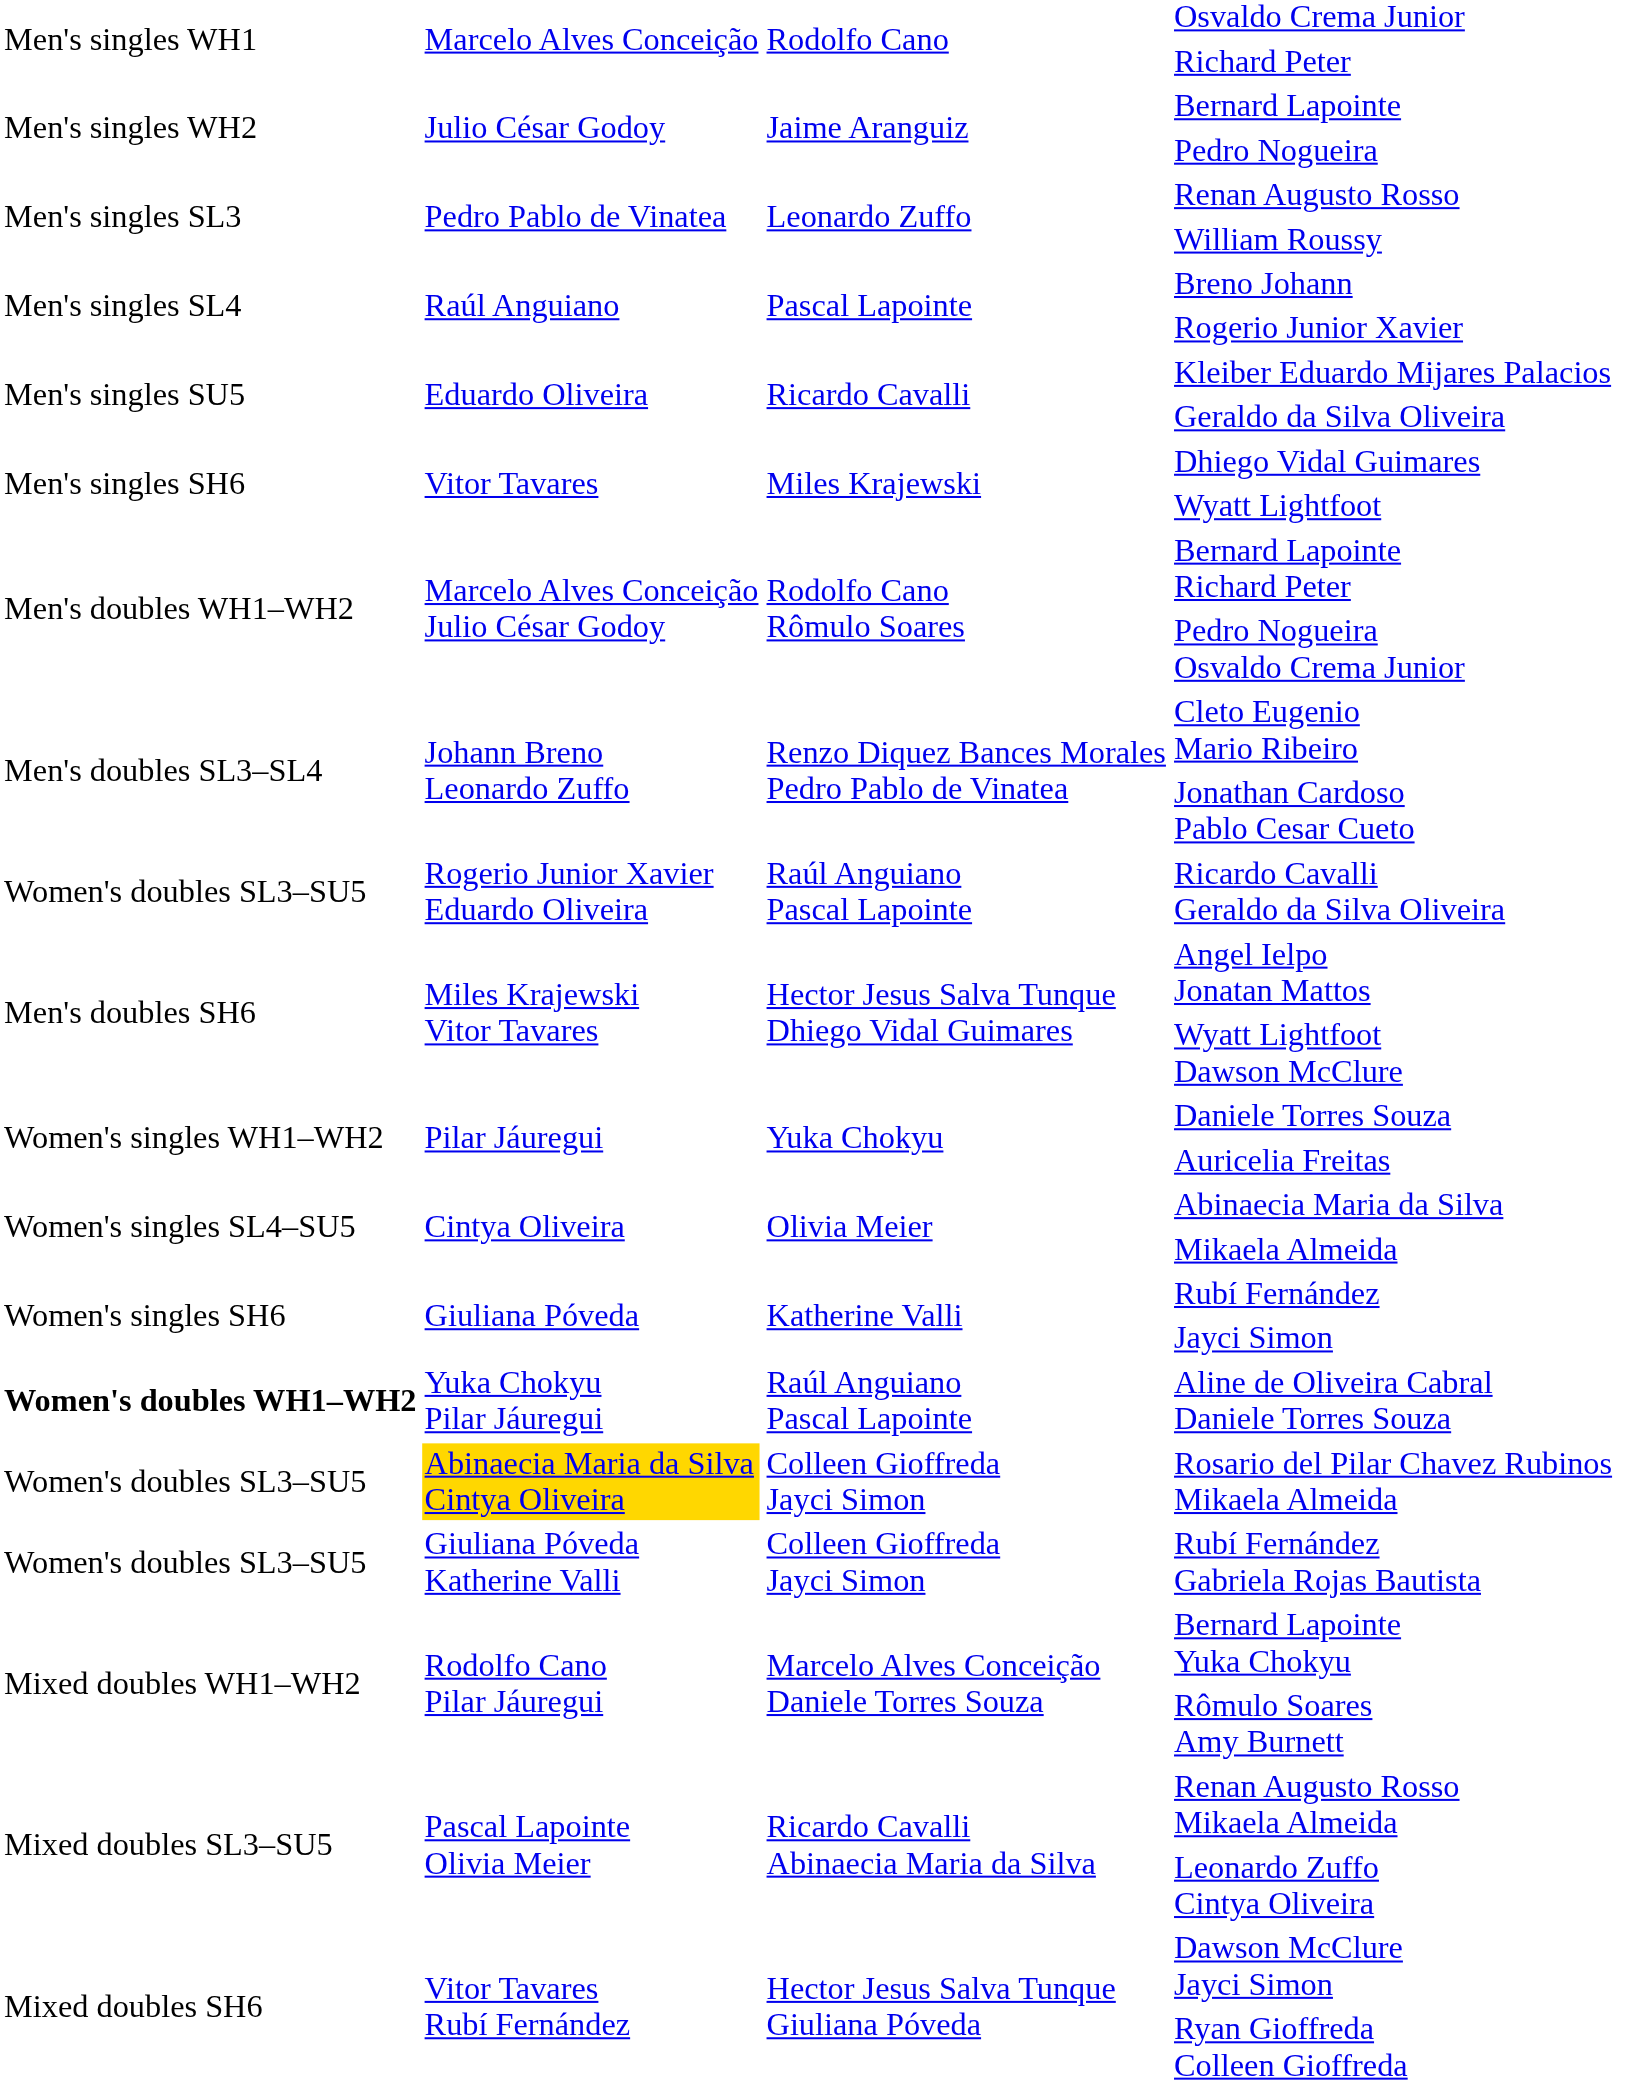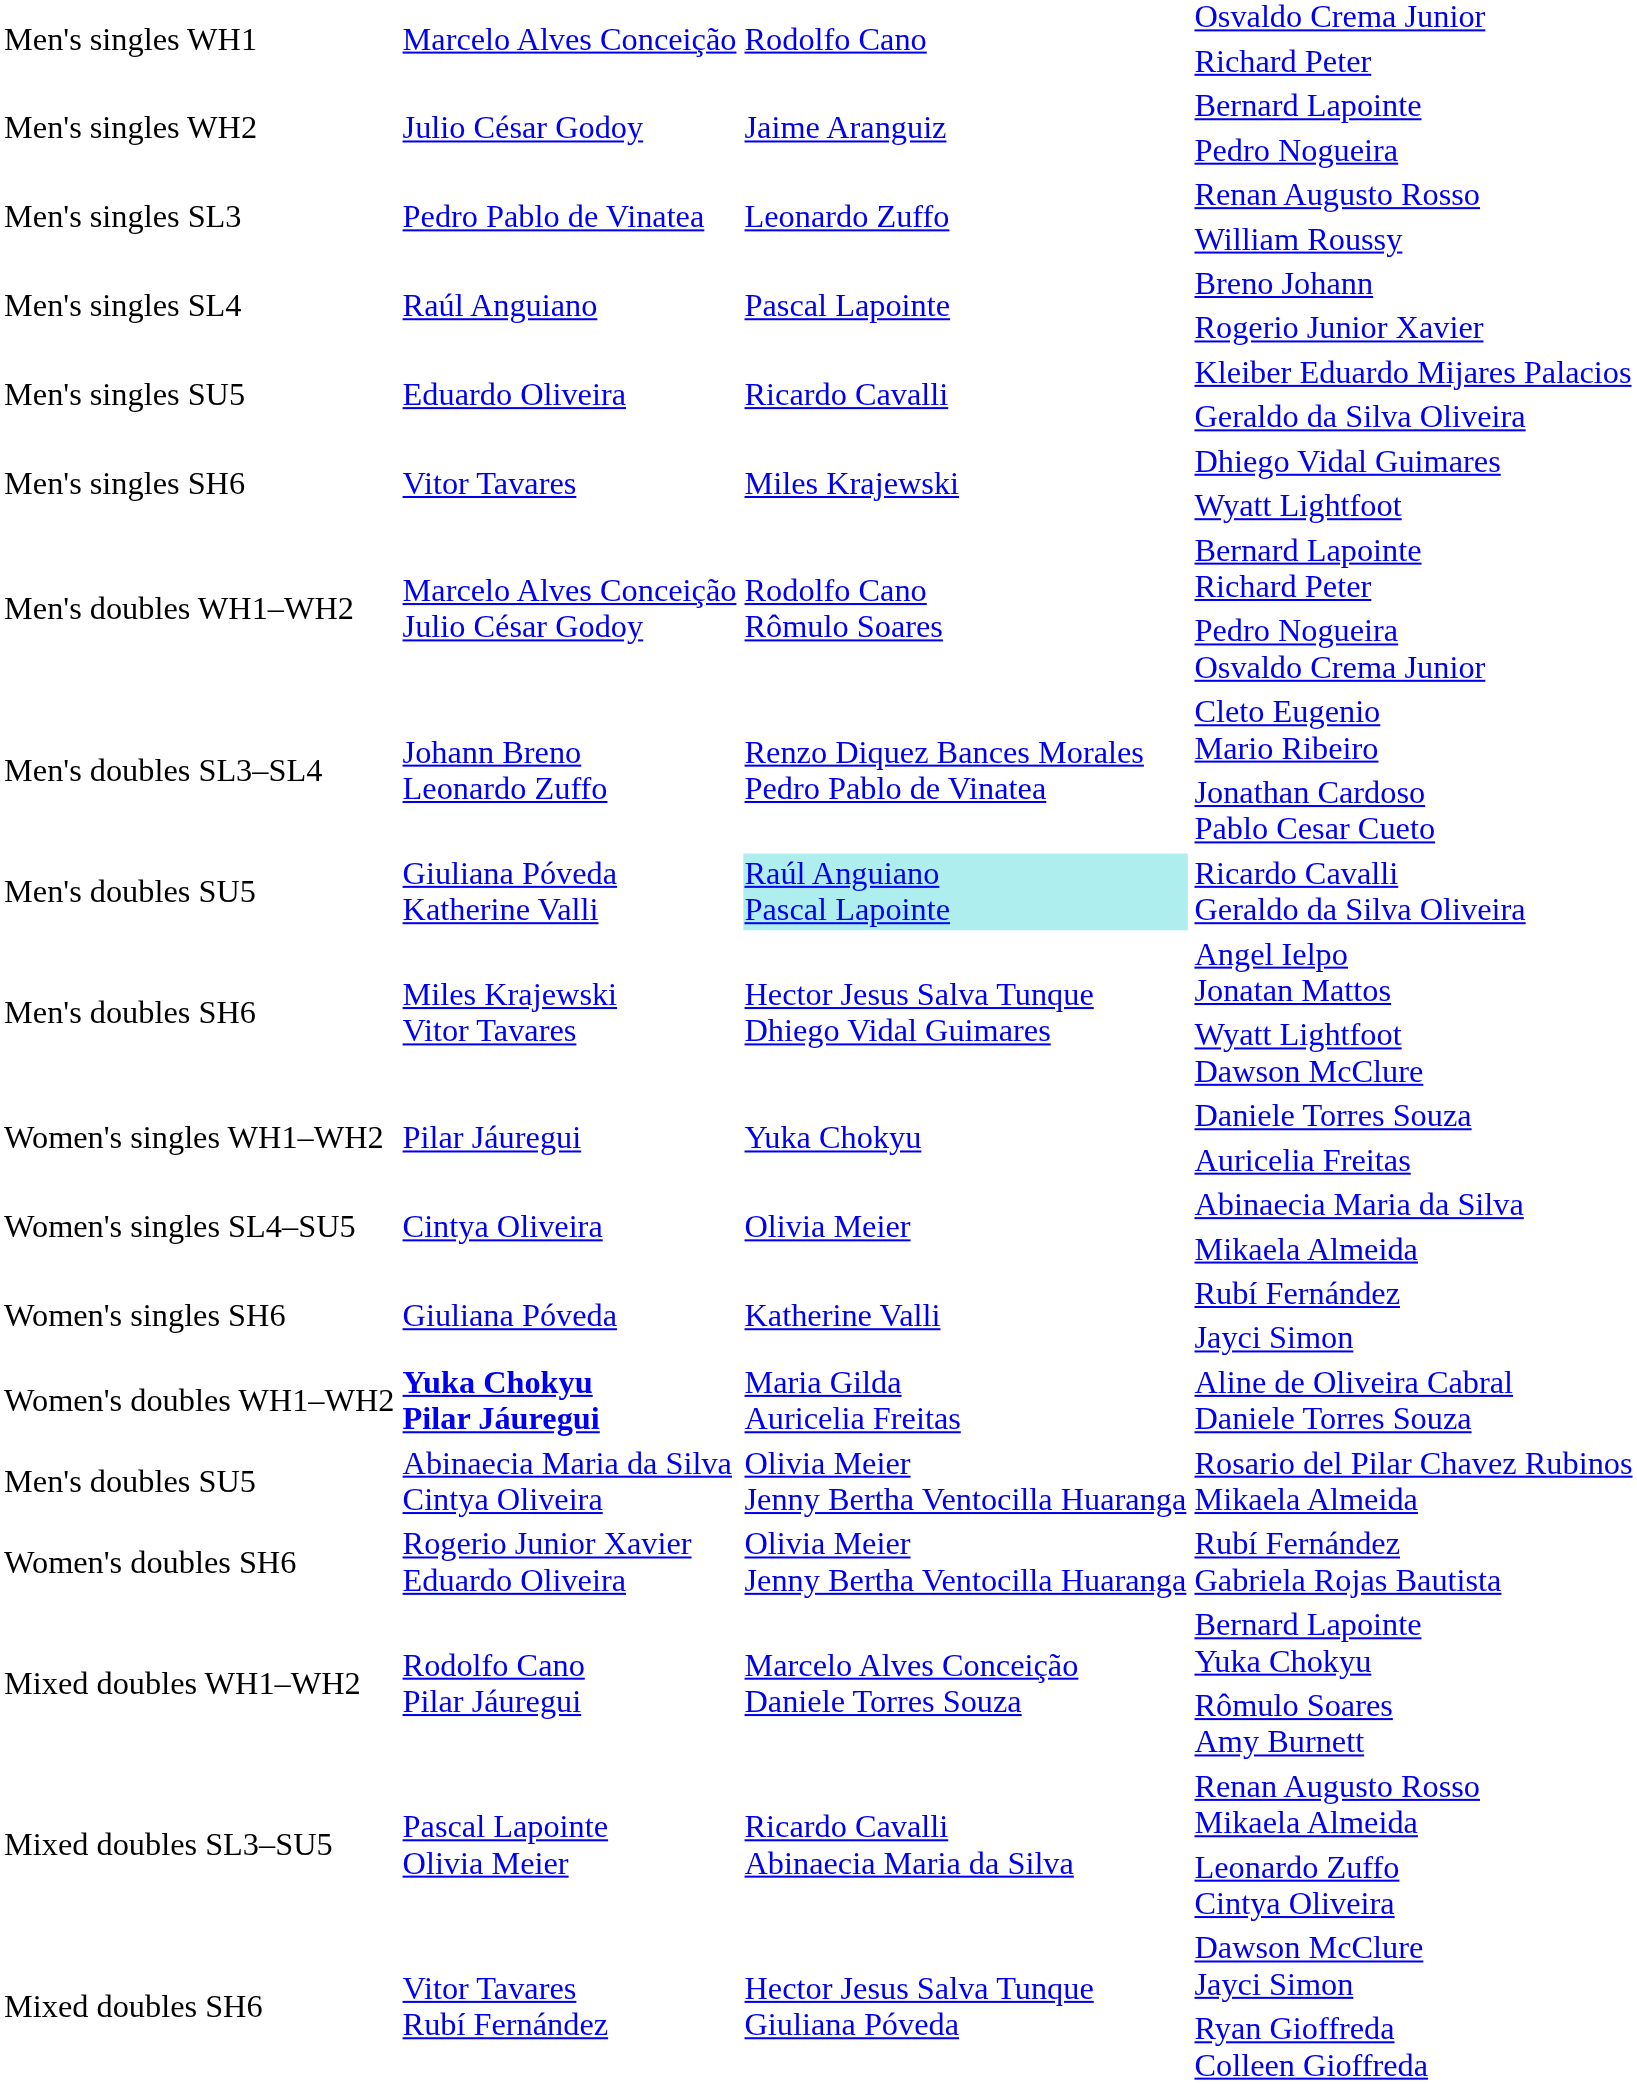(185, 891) Women's doubles SL3–SU5 -> (130, 891) Men's doubles SU5
(569, 891) Rogerio Junior Xavier Eduardo Oliveira -> (510, 891) Giuliana Póveda Katherine Valli
(869, 891) no background -> (847, 891) paleturquoise background
(210, 1400) bold -> (199, 1400) normal
(514, 1400) normal -> (501, 1400) bold
(869, 1400) Raúl Anguiano Pascal Lapointe -> (853, 1400) Maria Gilda Auricelia Freitas
(185, 1481) Women's doubles SL3–SU5 -> (130, 1481) Men's doubles SU5
(589, 1481) gold background -> (567, 1481) no background
(883, 1481) Colleen Gioffreda Jayci Simon -> (965, 1481) Olivia Meier Jenny Bertha Ventocilla Huaranga
(185, 1562) Women's doubles SL3–SU5 -> (150, 1562) Women's doubles SH6
(532, 1562) Giuliana Póveda Katherine Valli -> (547, 1562) Rogerio Junior Xavier Eduardo Oliveira
(883, 1562) Colleen Gioffreda Jayci Simon -> (965, 1562) Olivia Meier Jenny Bertha Ventocilla Huaranga
